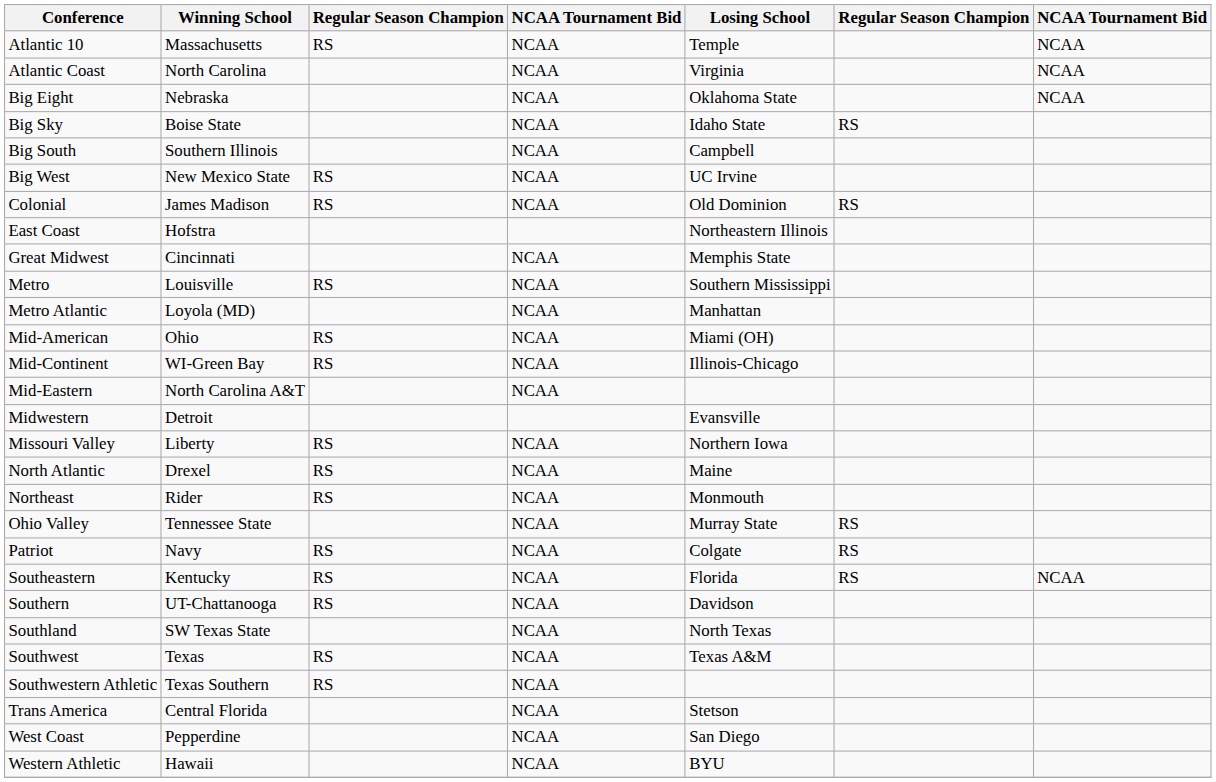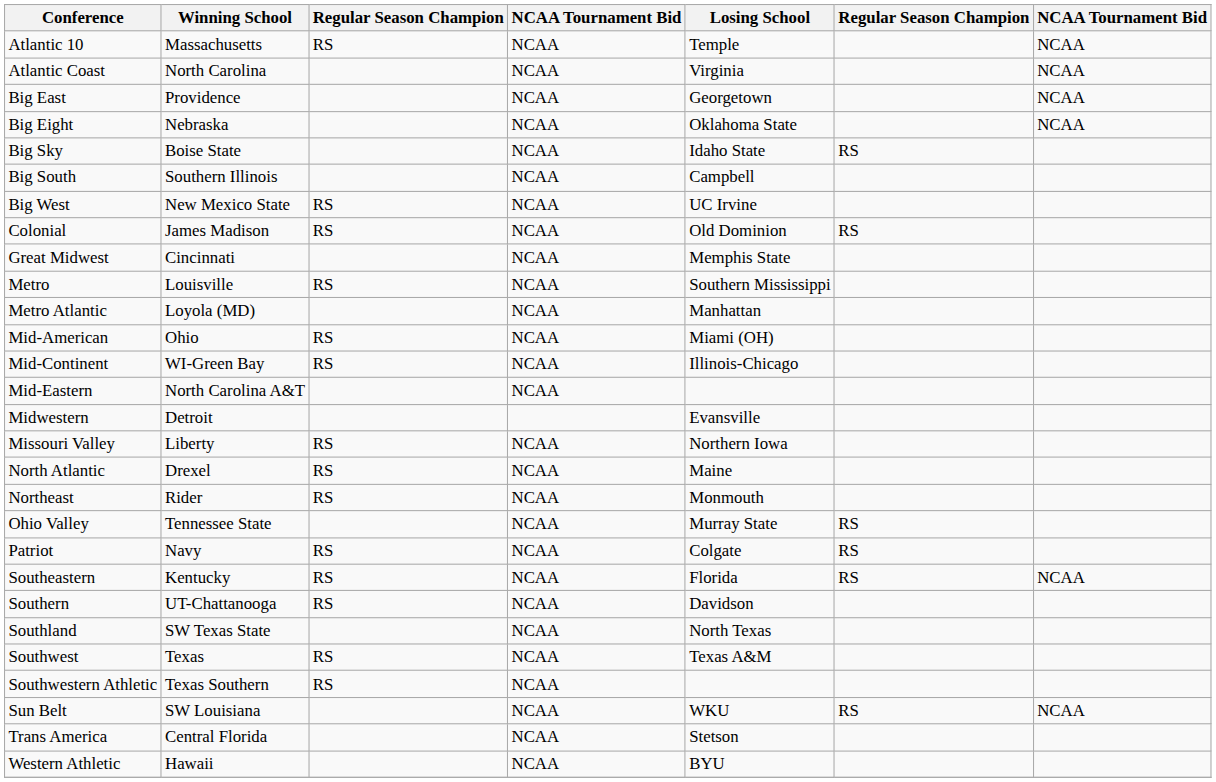+ row: (37, 97)
- row: (44, 230)
+ row: (38, 710)
- row: (46, 737)
